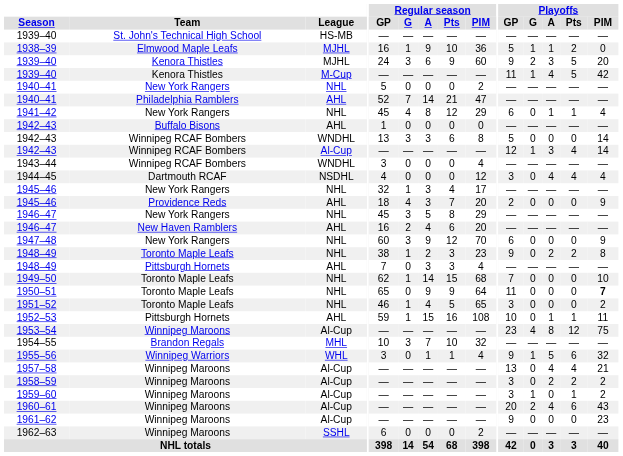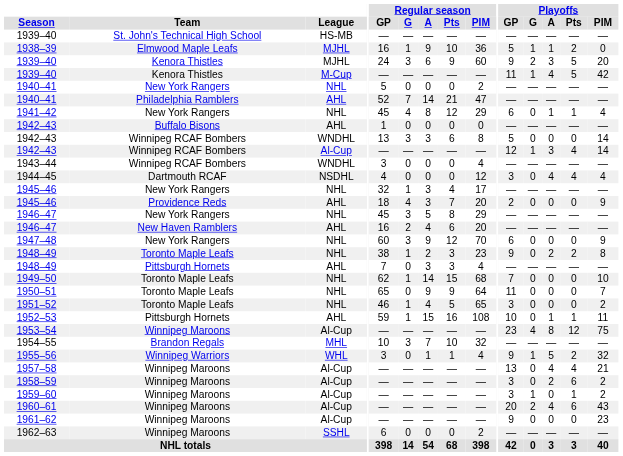(603, 292) bold -> (603, 292) normal
(574, 356) 6 -> (574, 356) 2
(574, 381) 2 -> (574, 381) 6
